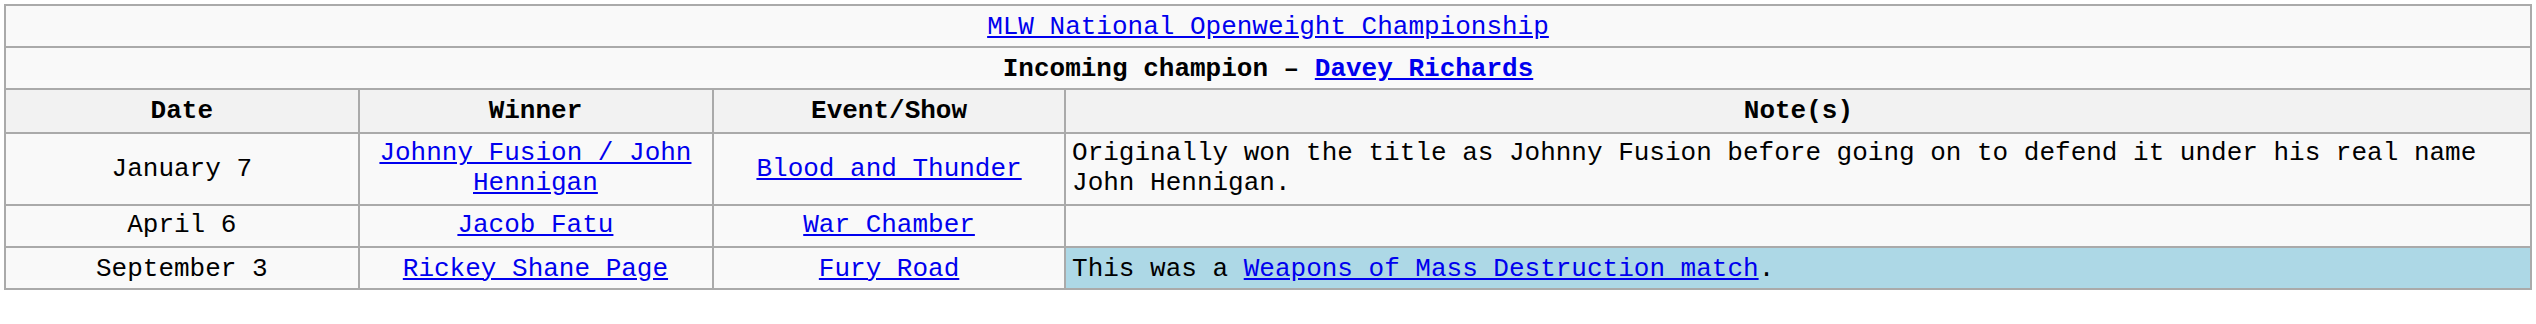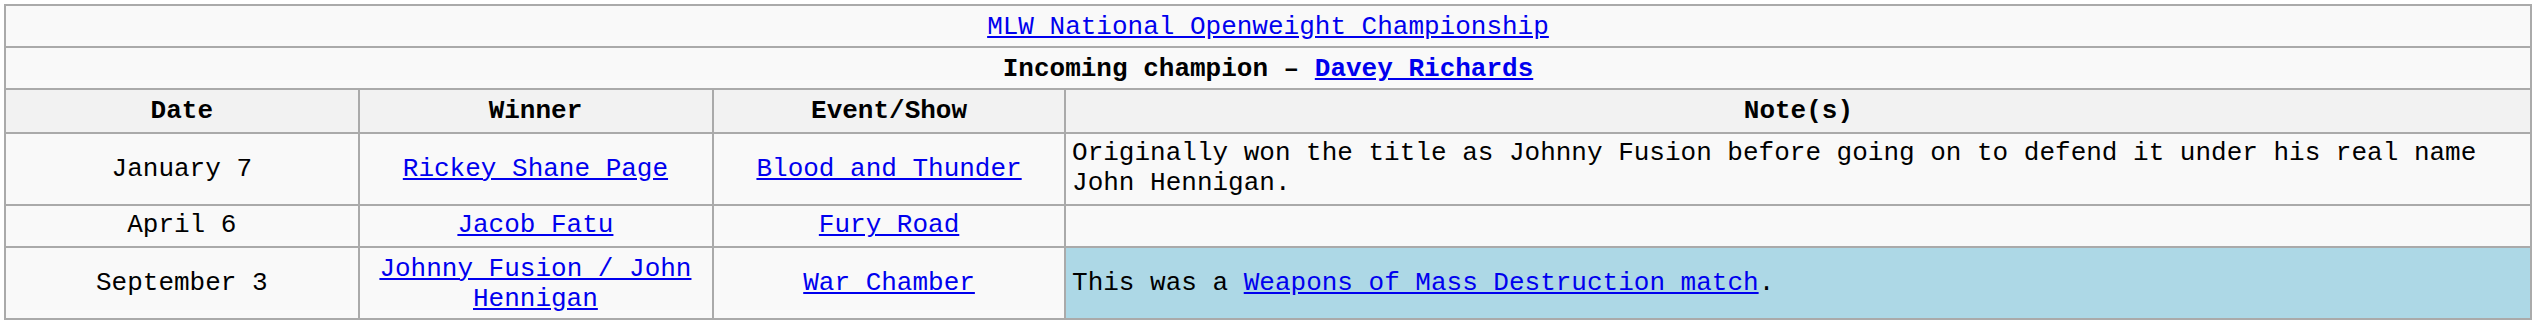(535, 168) Johnny Fusion / John Hennigan -> (535, 168) Rickey Shane Page
(889, 226) War Chamber -> (889, 226) Fury Road
(535, 268) Rickey Shane Page -> (535, 283) Johnny Fusion / John Hennigan
(889, 268) Fury Road -> (889, 283) War Chamber
